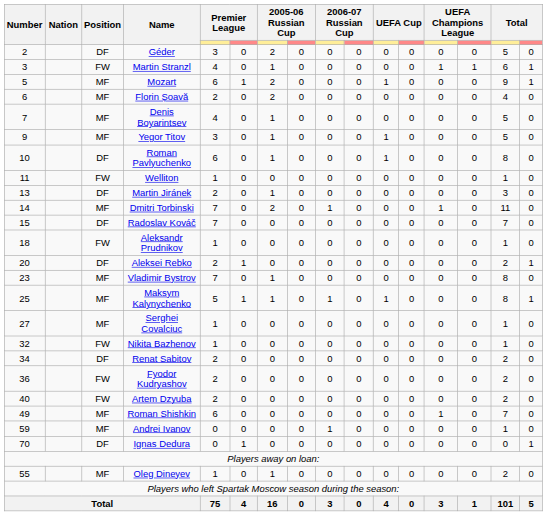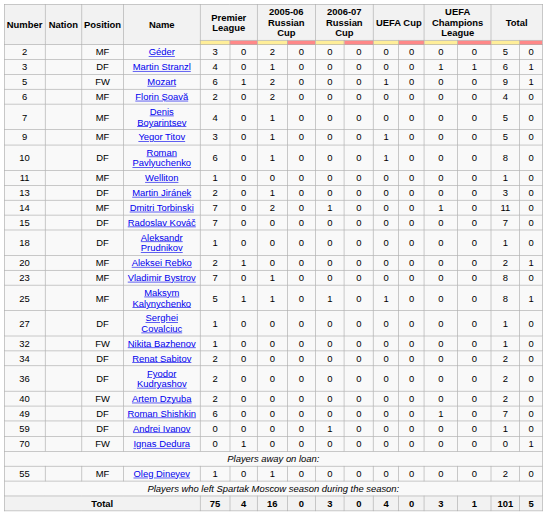(103, 52) DF -> (103, 52) MF
(103, 67) FW -> (103, 67) DF
(103, 82) MF -> (103, 82) FW
(103, 178) FW -> (103, 178) MF
(103, 243) FW -> (103, 243) DF
(103, 263) DF -> (103, 263) MF
(103, 324) MF -> (103, 324) DF
(103, 379) FW -> (103, 379) DF
(103, 414) MF -> (103, 414) DF
(103, 429) MF -> (103, 429) DF
(103, 444) DF -> (103, 444) FW
